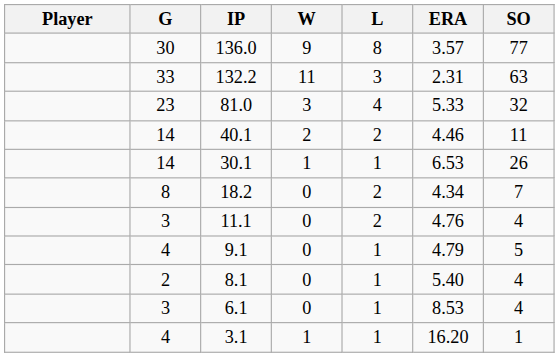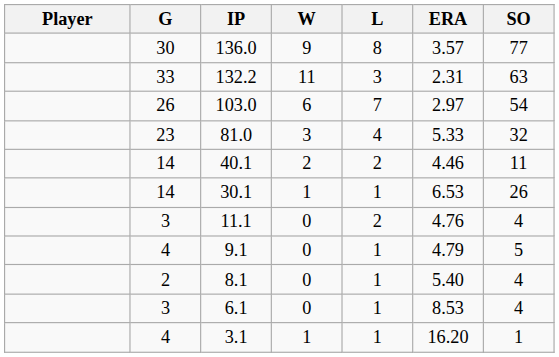+ row: (236, 105)
- row: (236, 192)
